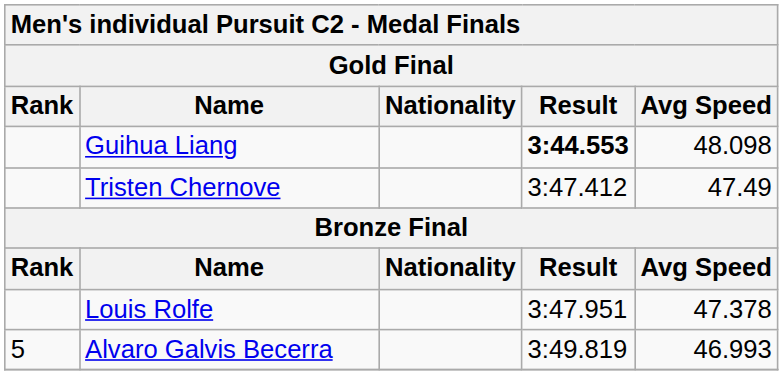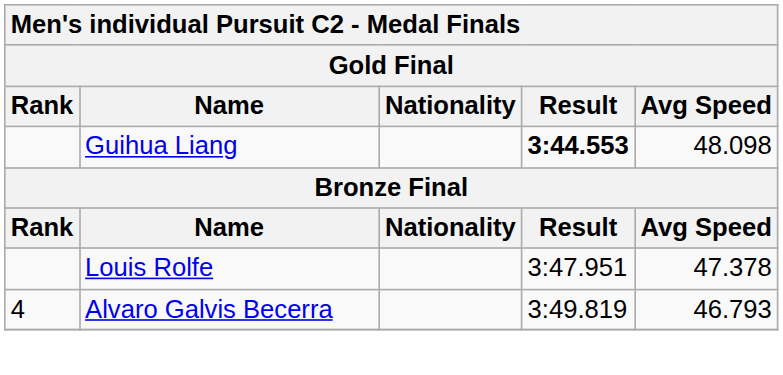- row: (183, 187)
(18, 349) 5 -> (18, 308) 4
(733, 349) 46.993 -> (733, 308) 46.793
